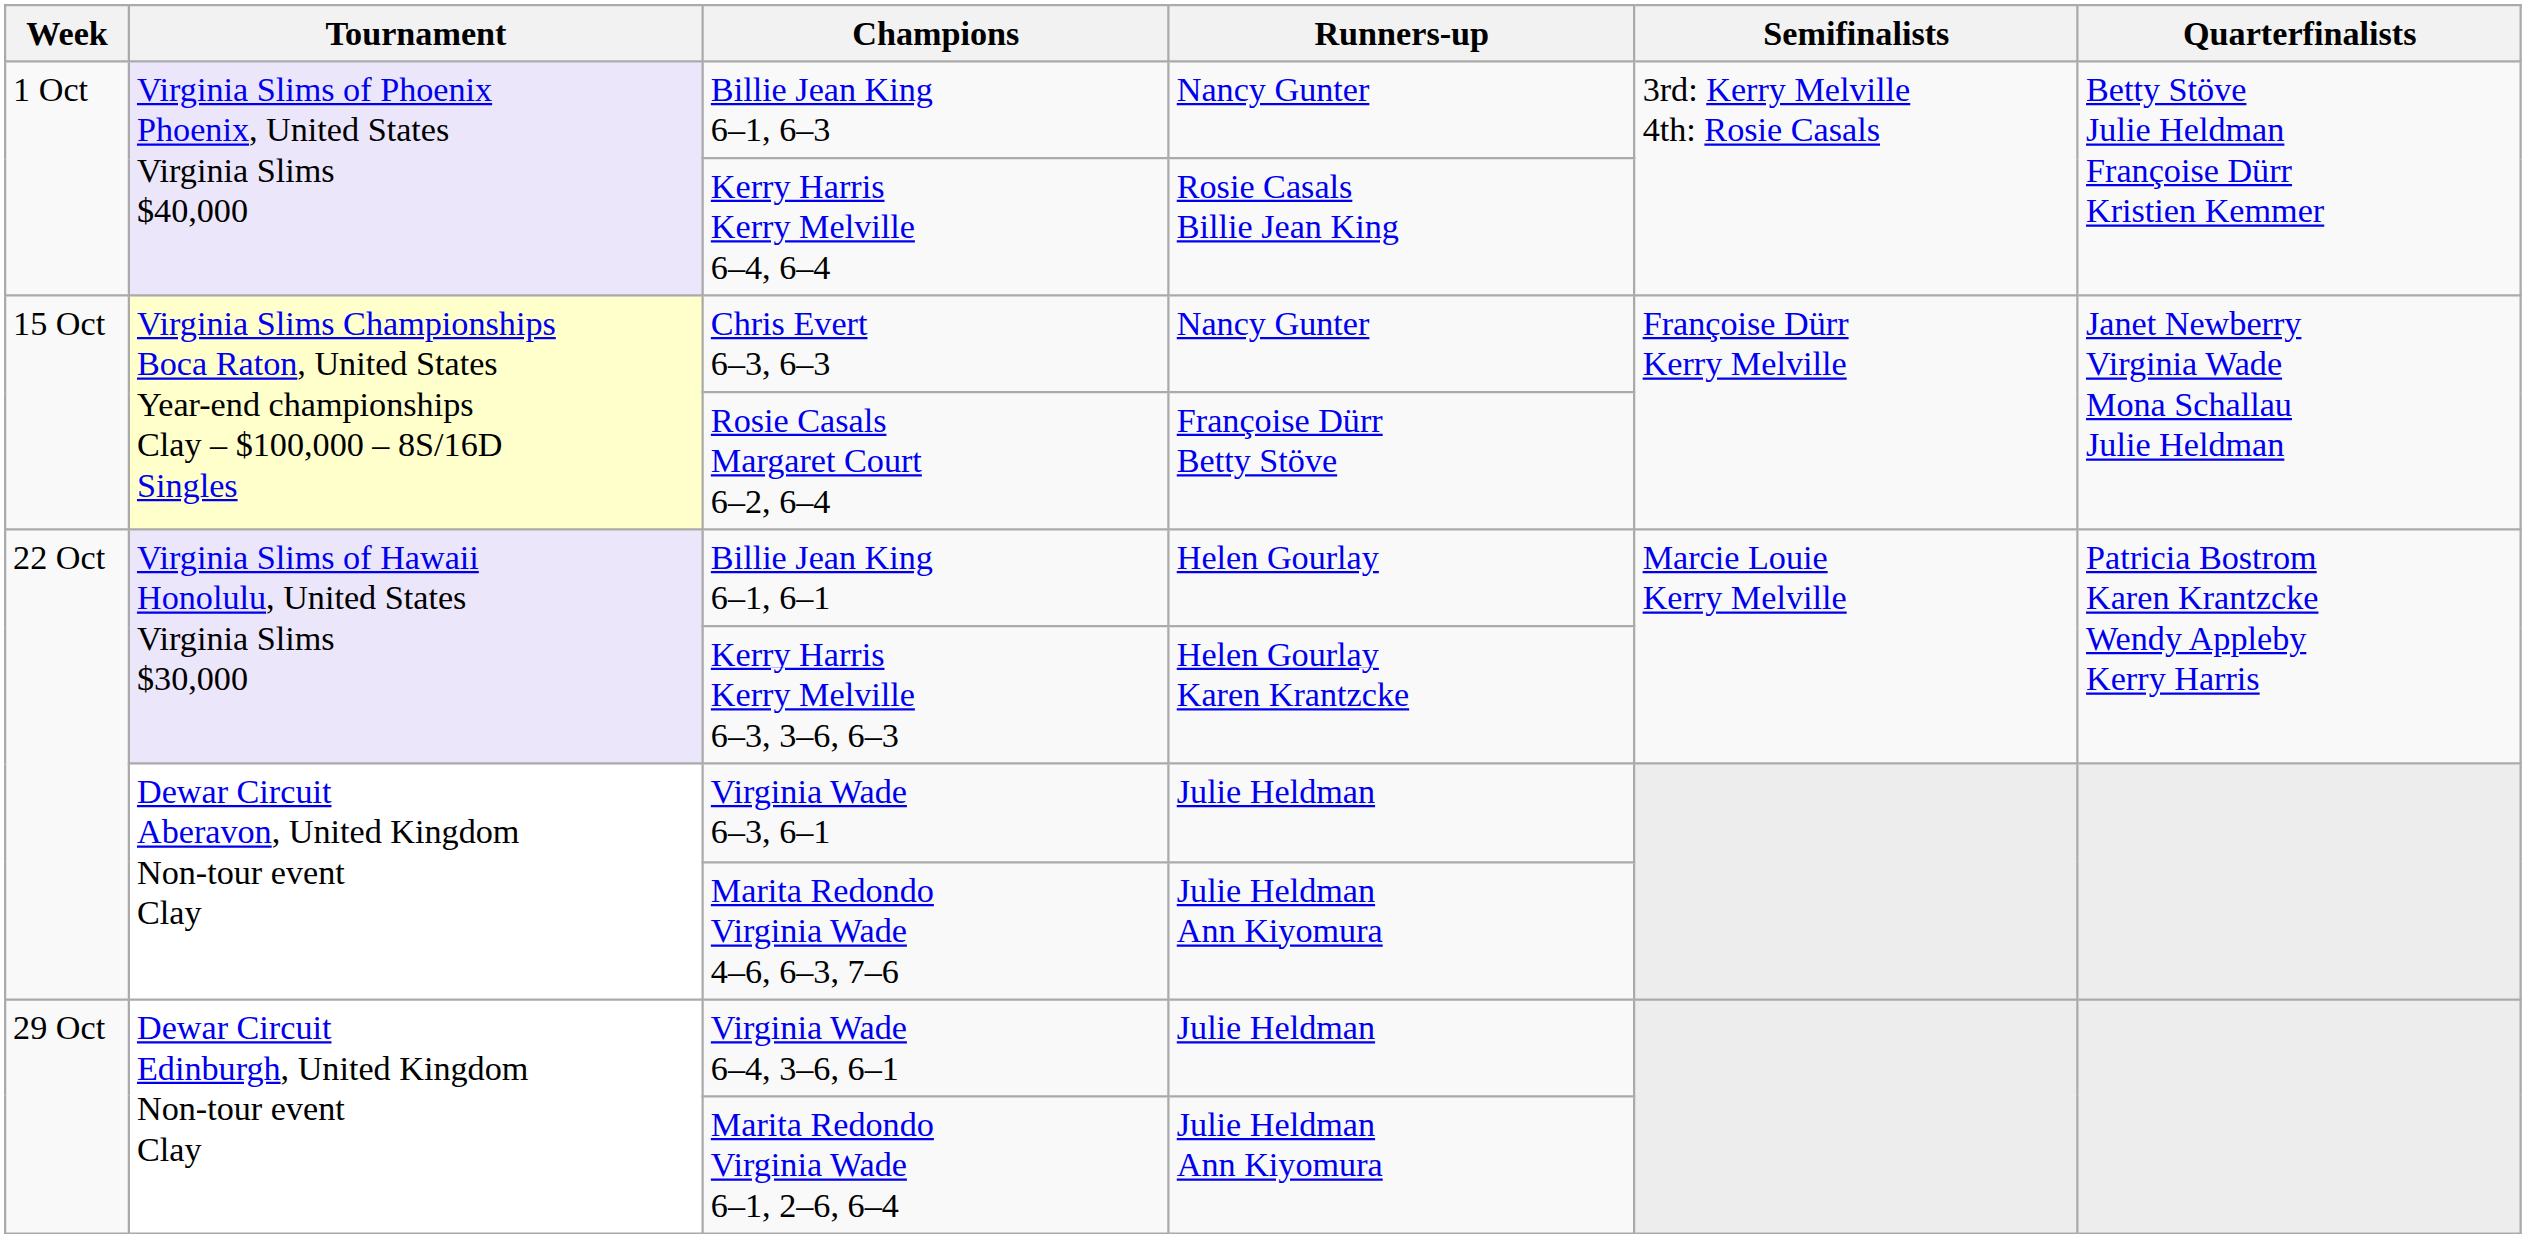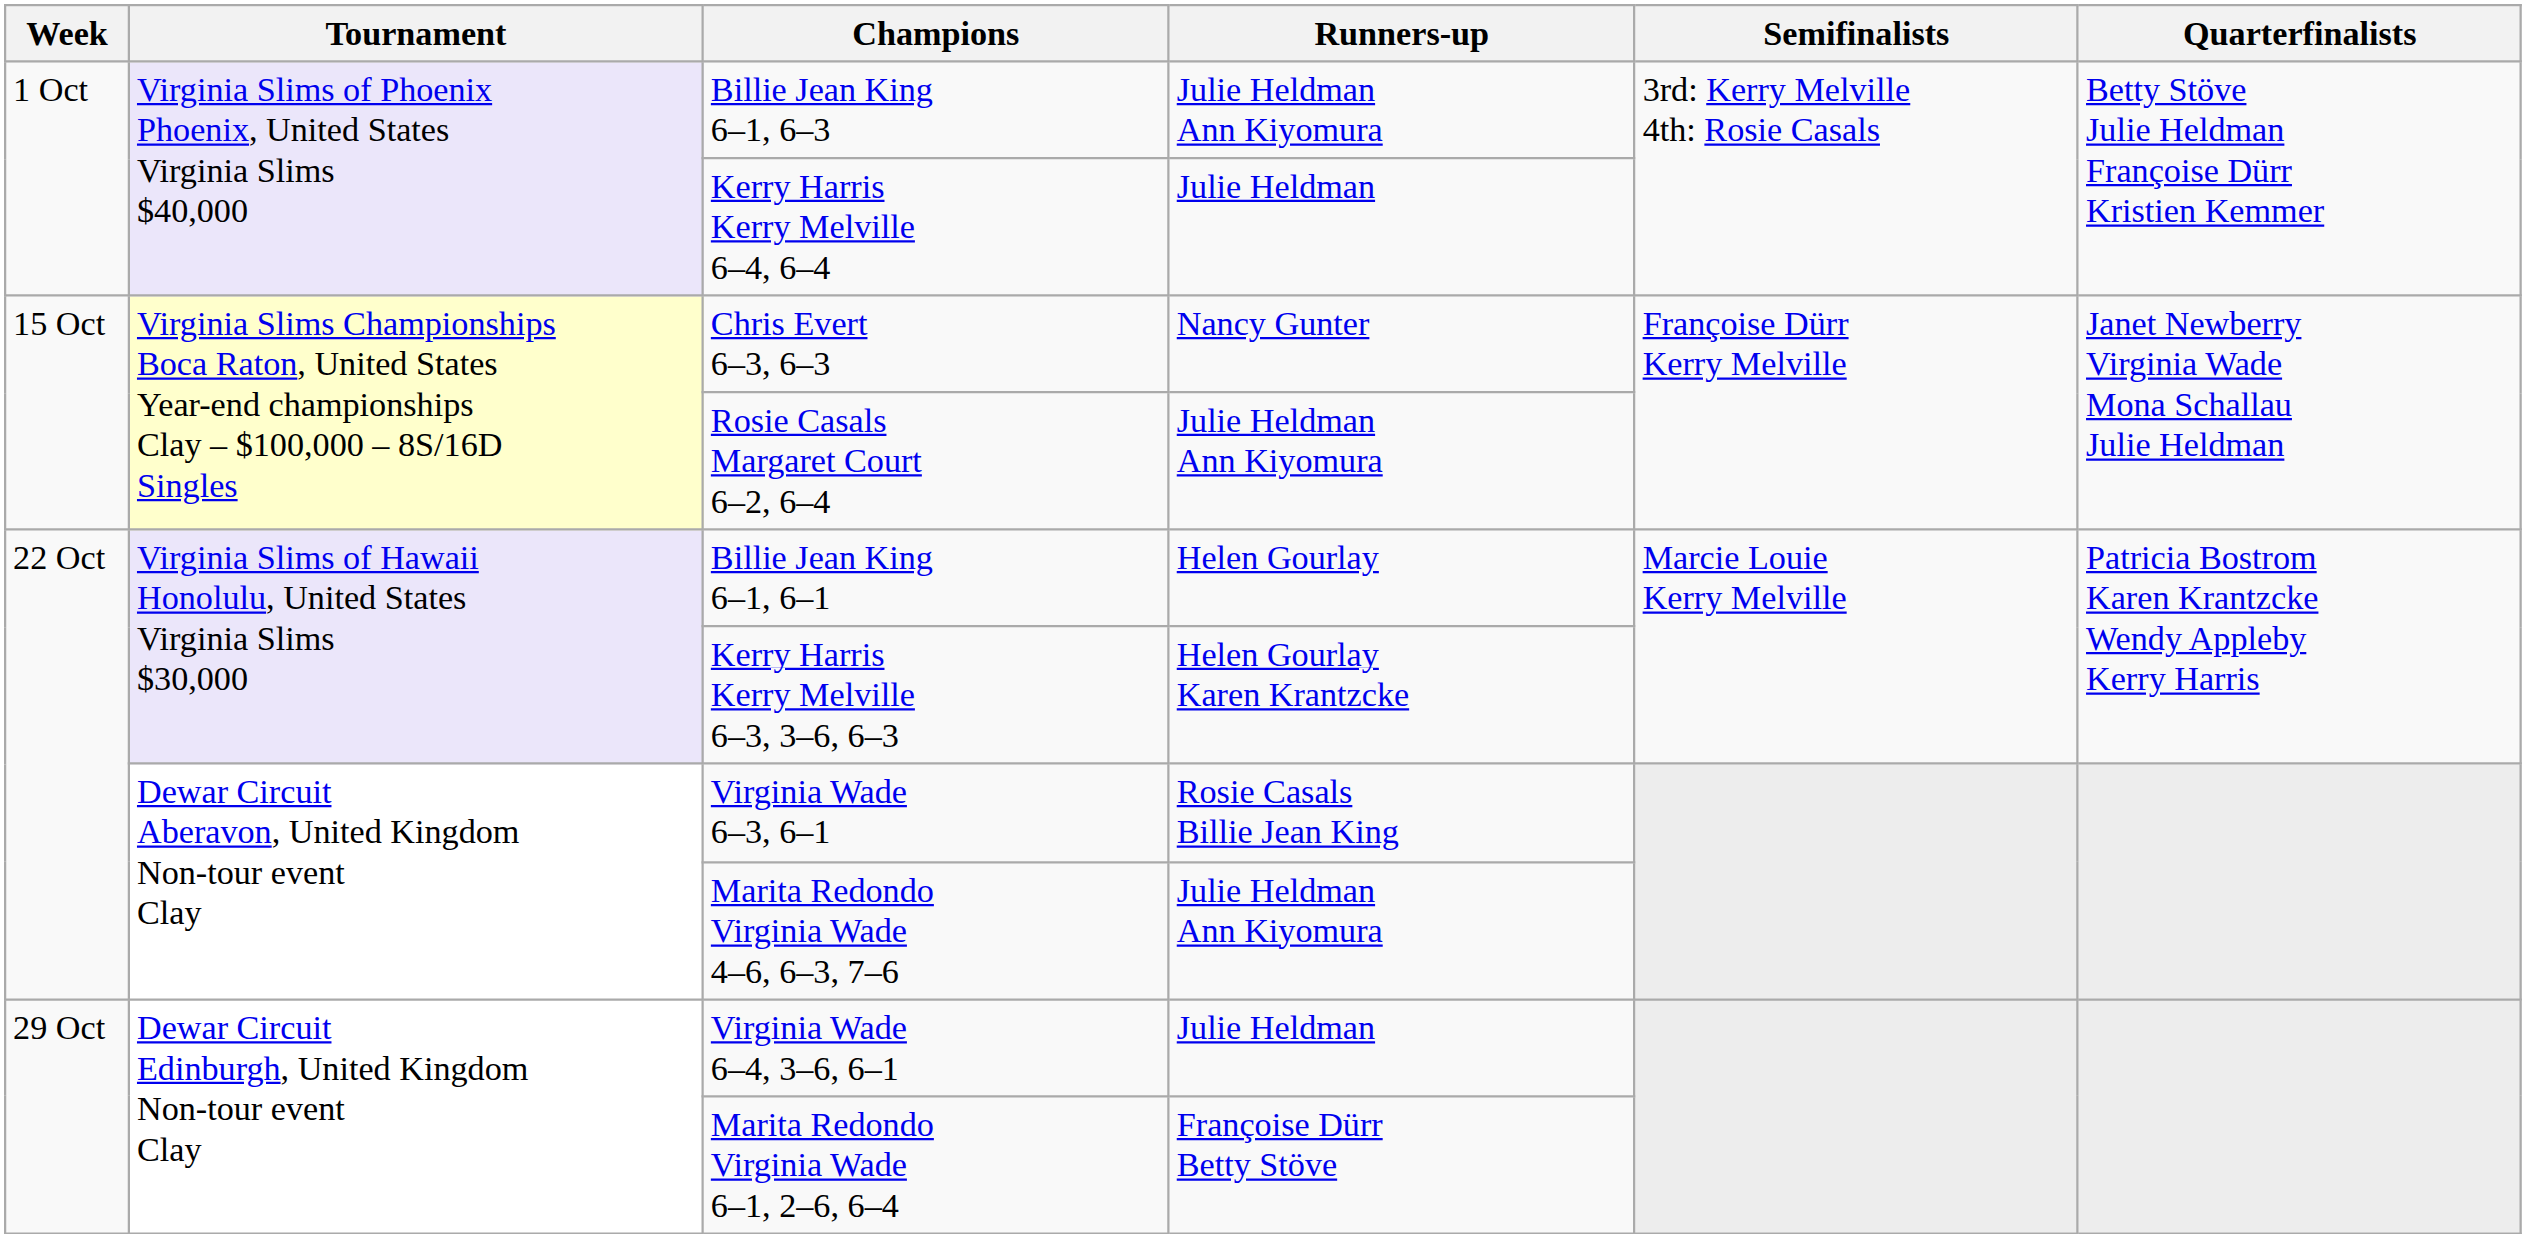(1273, 89) Nancy Gunter -> (1280, 109) Julie Heldman Ann Kiyomura
(1288, 206) Rosie Casals Billie Jean King -> (1276, 186) Julie Heldman
(1280, 440) Françoise Dürr Betty Stöve -> (1280, 440) Julie Heldman Ann Kiyomura
(1276, 792) Julie Heldman -> (1288, 812) Rosie Casals Billie Jean King
(1280, 1143) Julie Heldman Ann Kiyomura -> (1280, 1143) Françoise Dürr Betty Stöve
